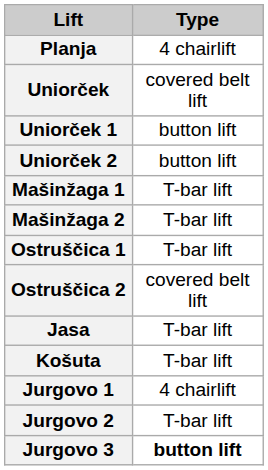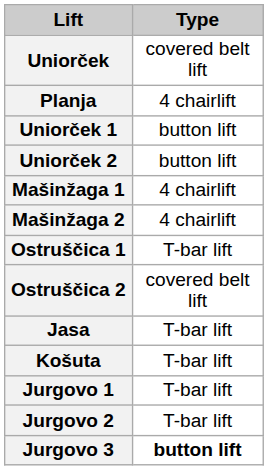rows swapped: (68, 49) <-> (68, 90)
(198, 190) T-bar lift -> (198, 190) 4 chairlift
(198, 220) T-bar lift -> (198, 220) 4 chairlift
(198, 390) 4 chairlift -> (198, 390) T-bar lift
